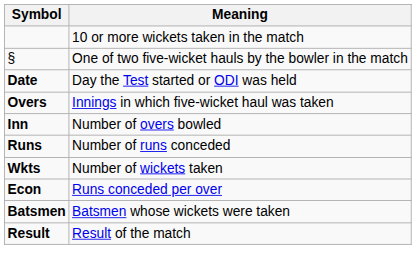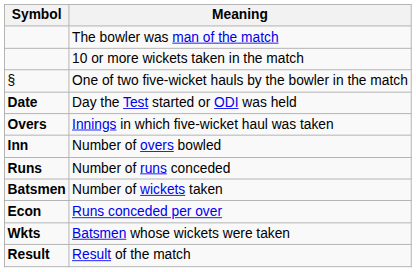+ row: (175, 37)
(24, 168) Wkts -> (37, 189) Batsmen
(37, 211) Batsmen -> (24, 233) Wkts
